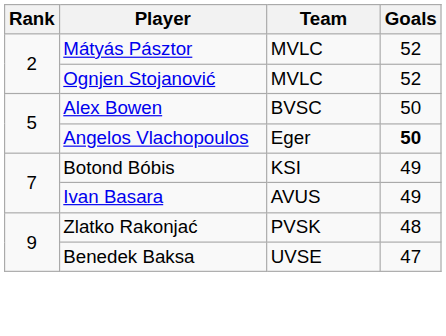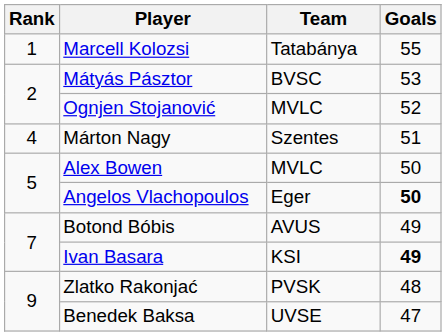+ row: (126, 49)
(297, 49) MVLC -> (296, 78) BVSC
(411, 49) 52 -> (411, 78) 53
+ row: (117, 138)
(296, 108) BVSC -> (297, 167) MVLC
(286, 167) KSI -> (296, 227) AVUS
(296, 197) AVUS -> (286, 256) KSI
(411, 197) normal -> (411, 256) bold
